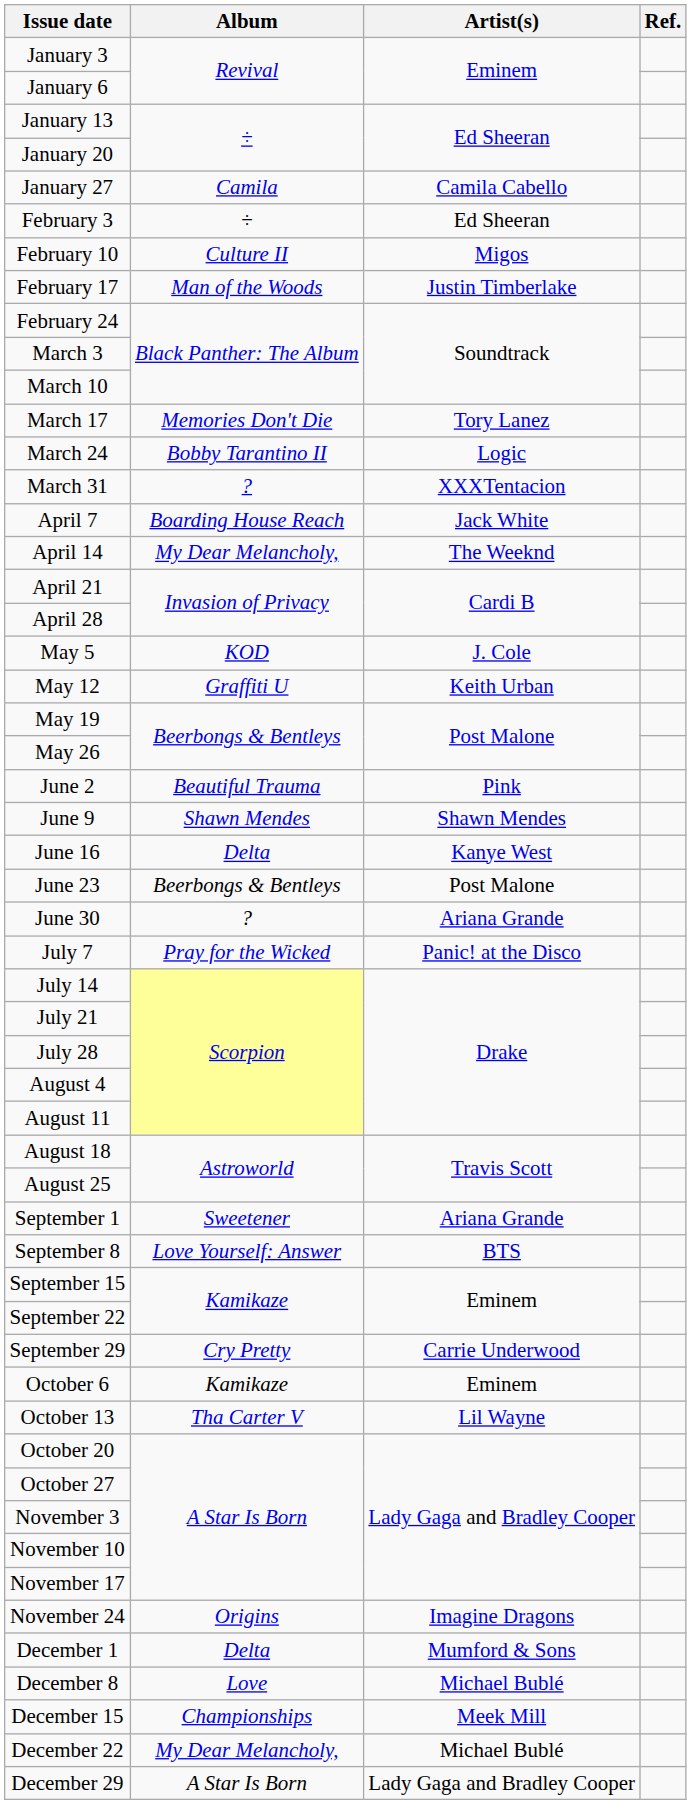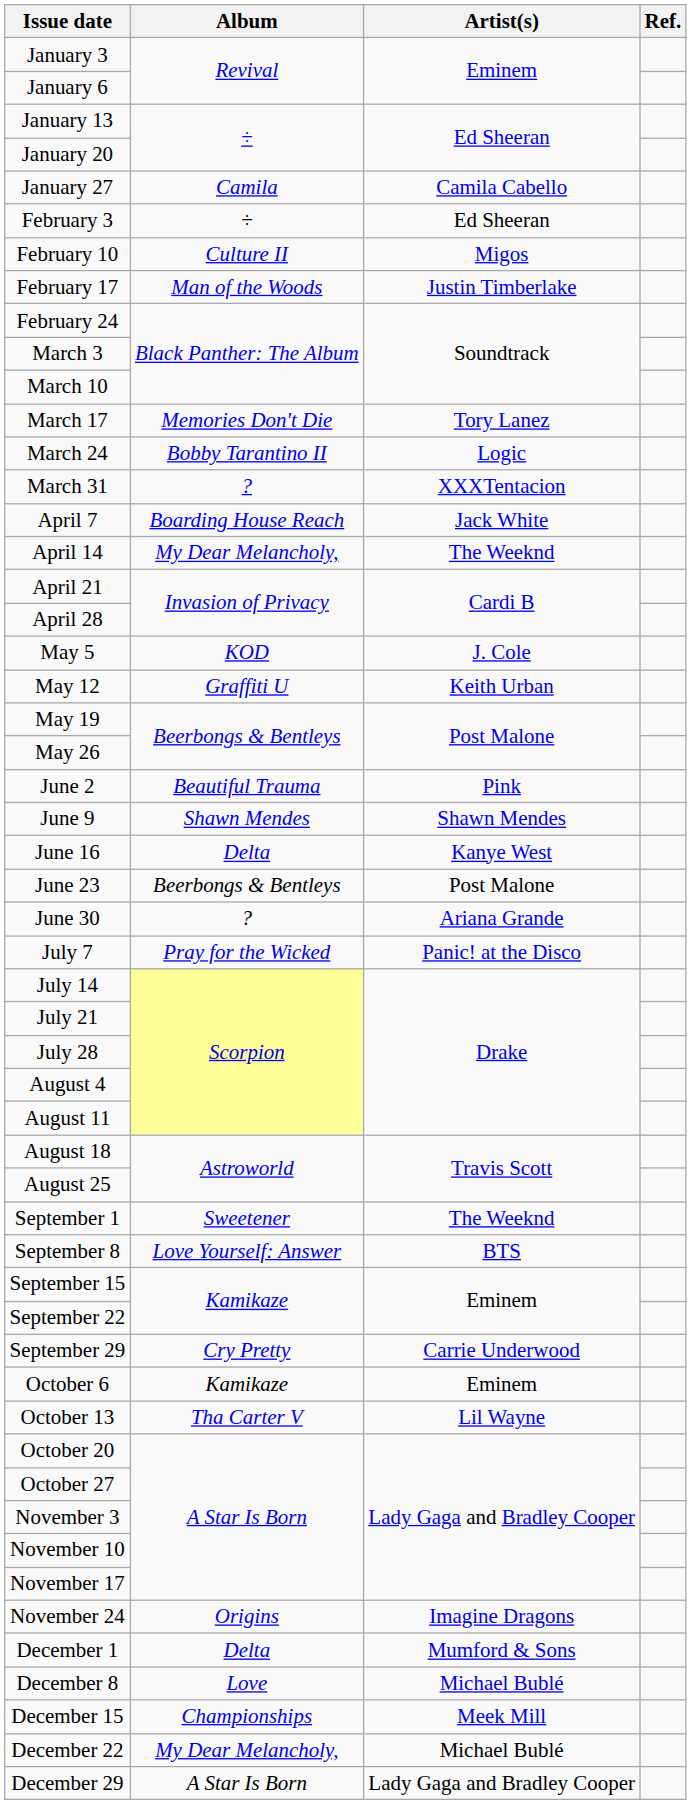(502, 1217) Ariana Grande -> (502, 1217) The Weeknd
